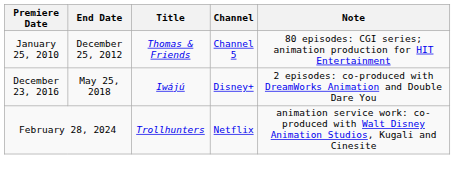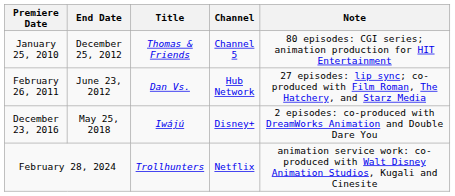+ row: (36, 87)
